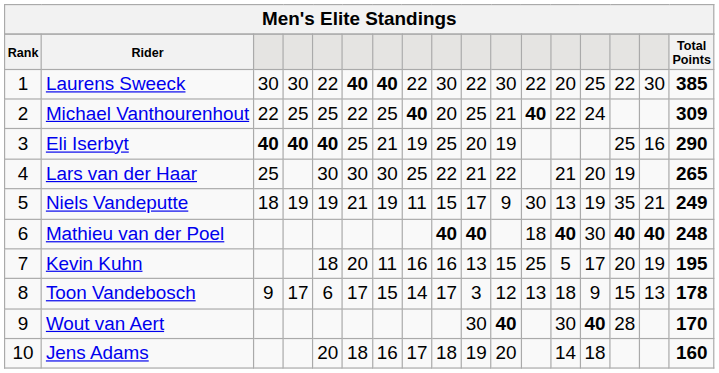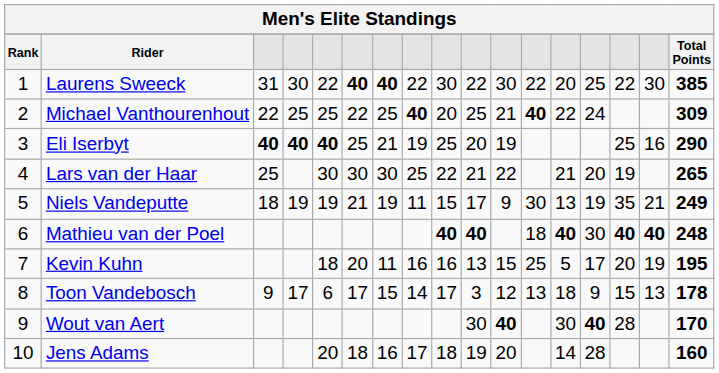(268, 83) 30 -> (268, 83) 31
(595, 353) 18 -> (595, 353) 28
